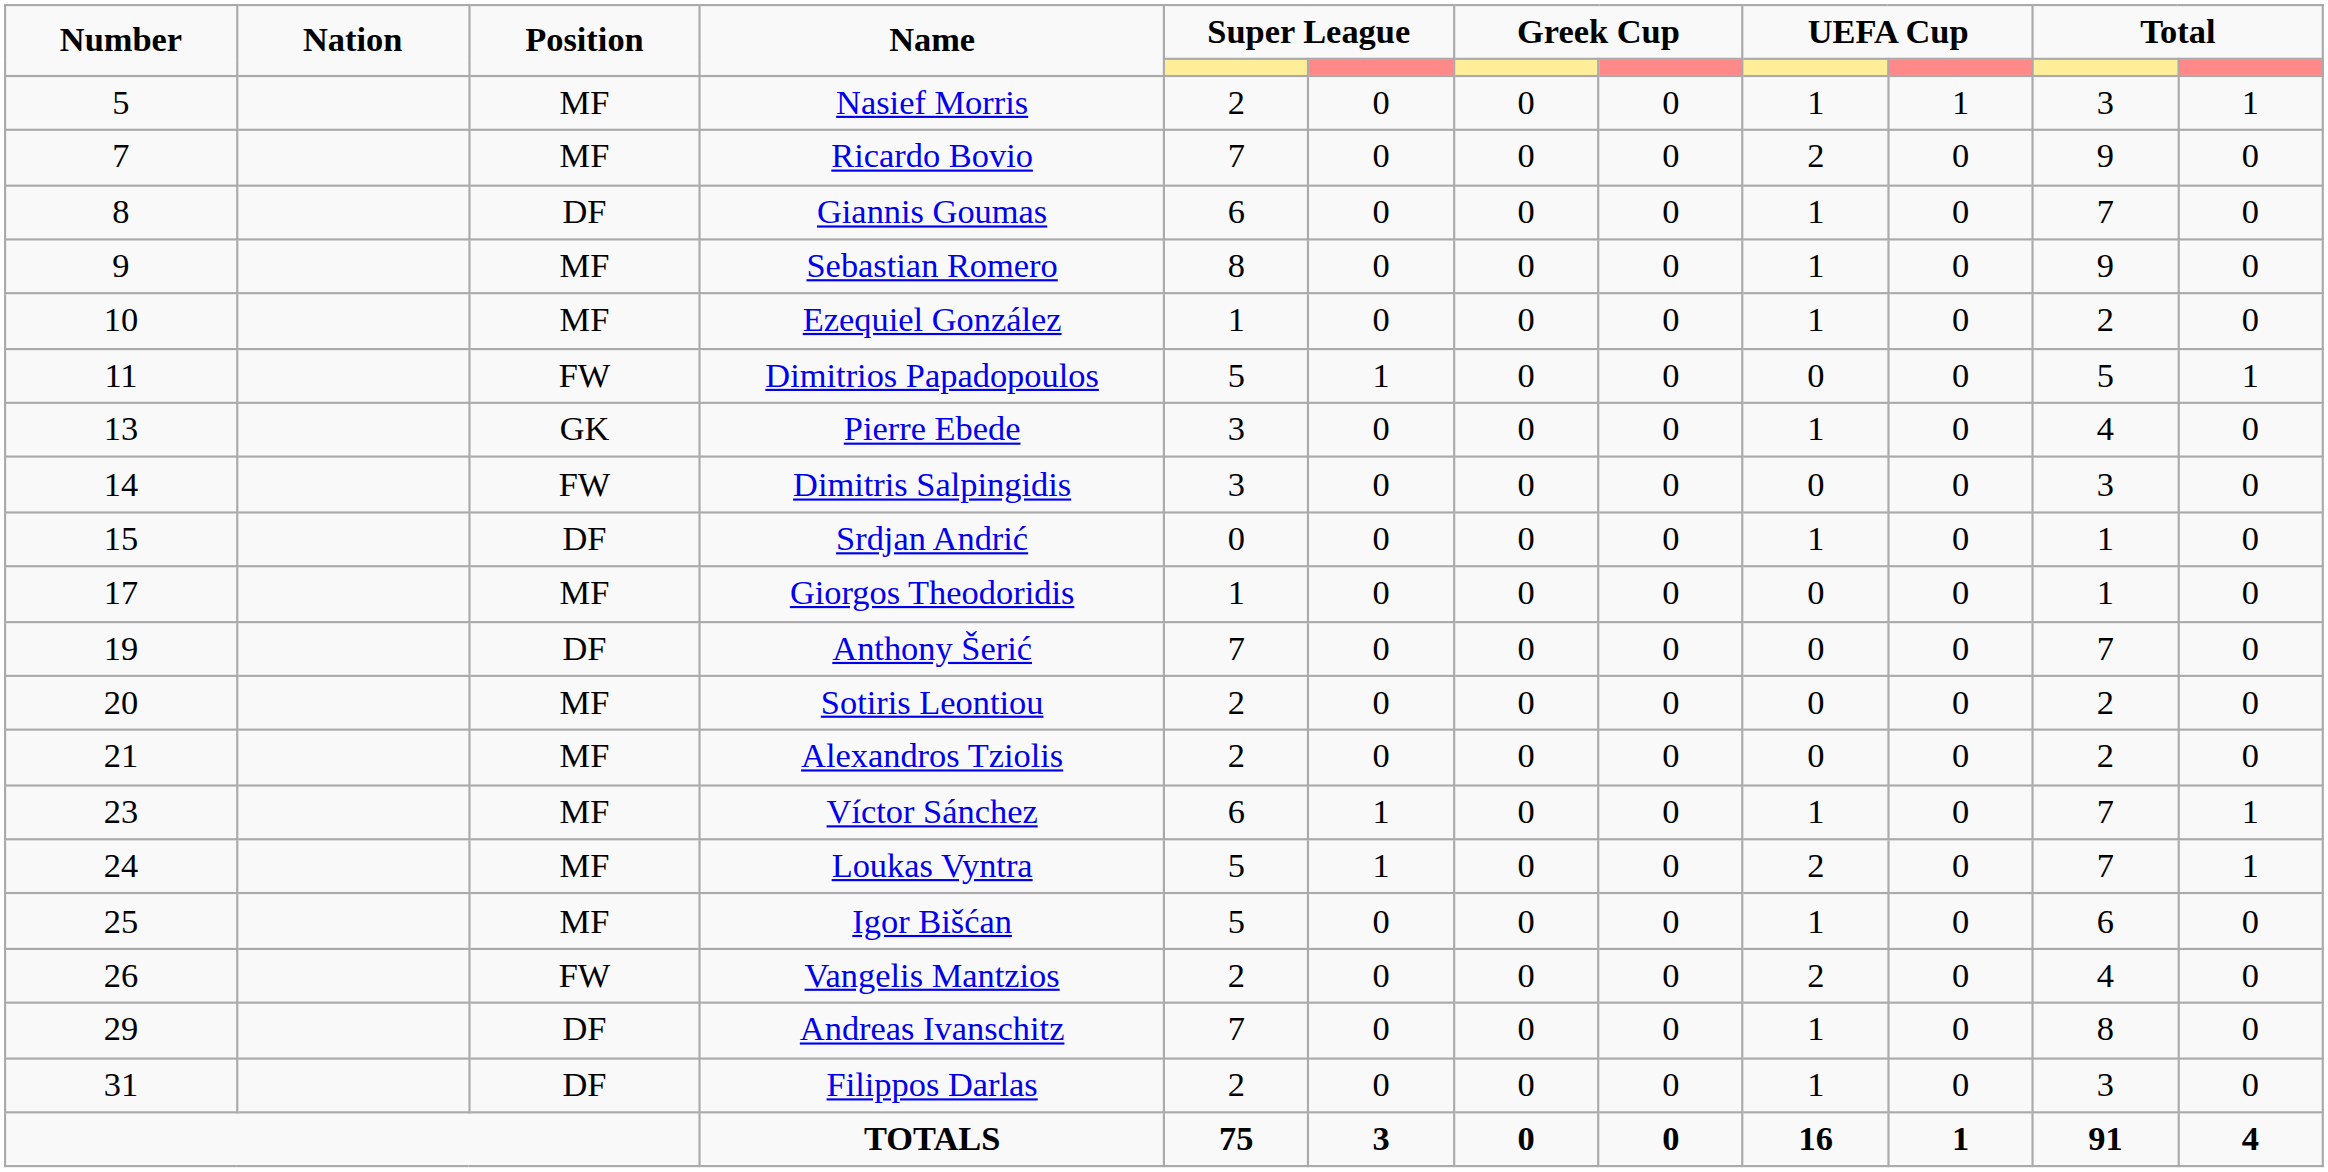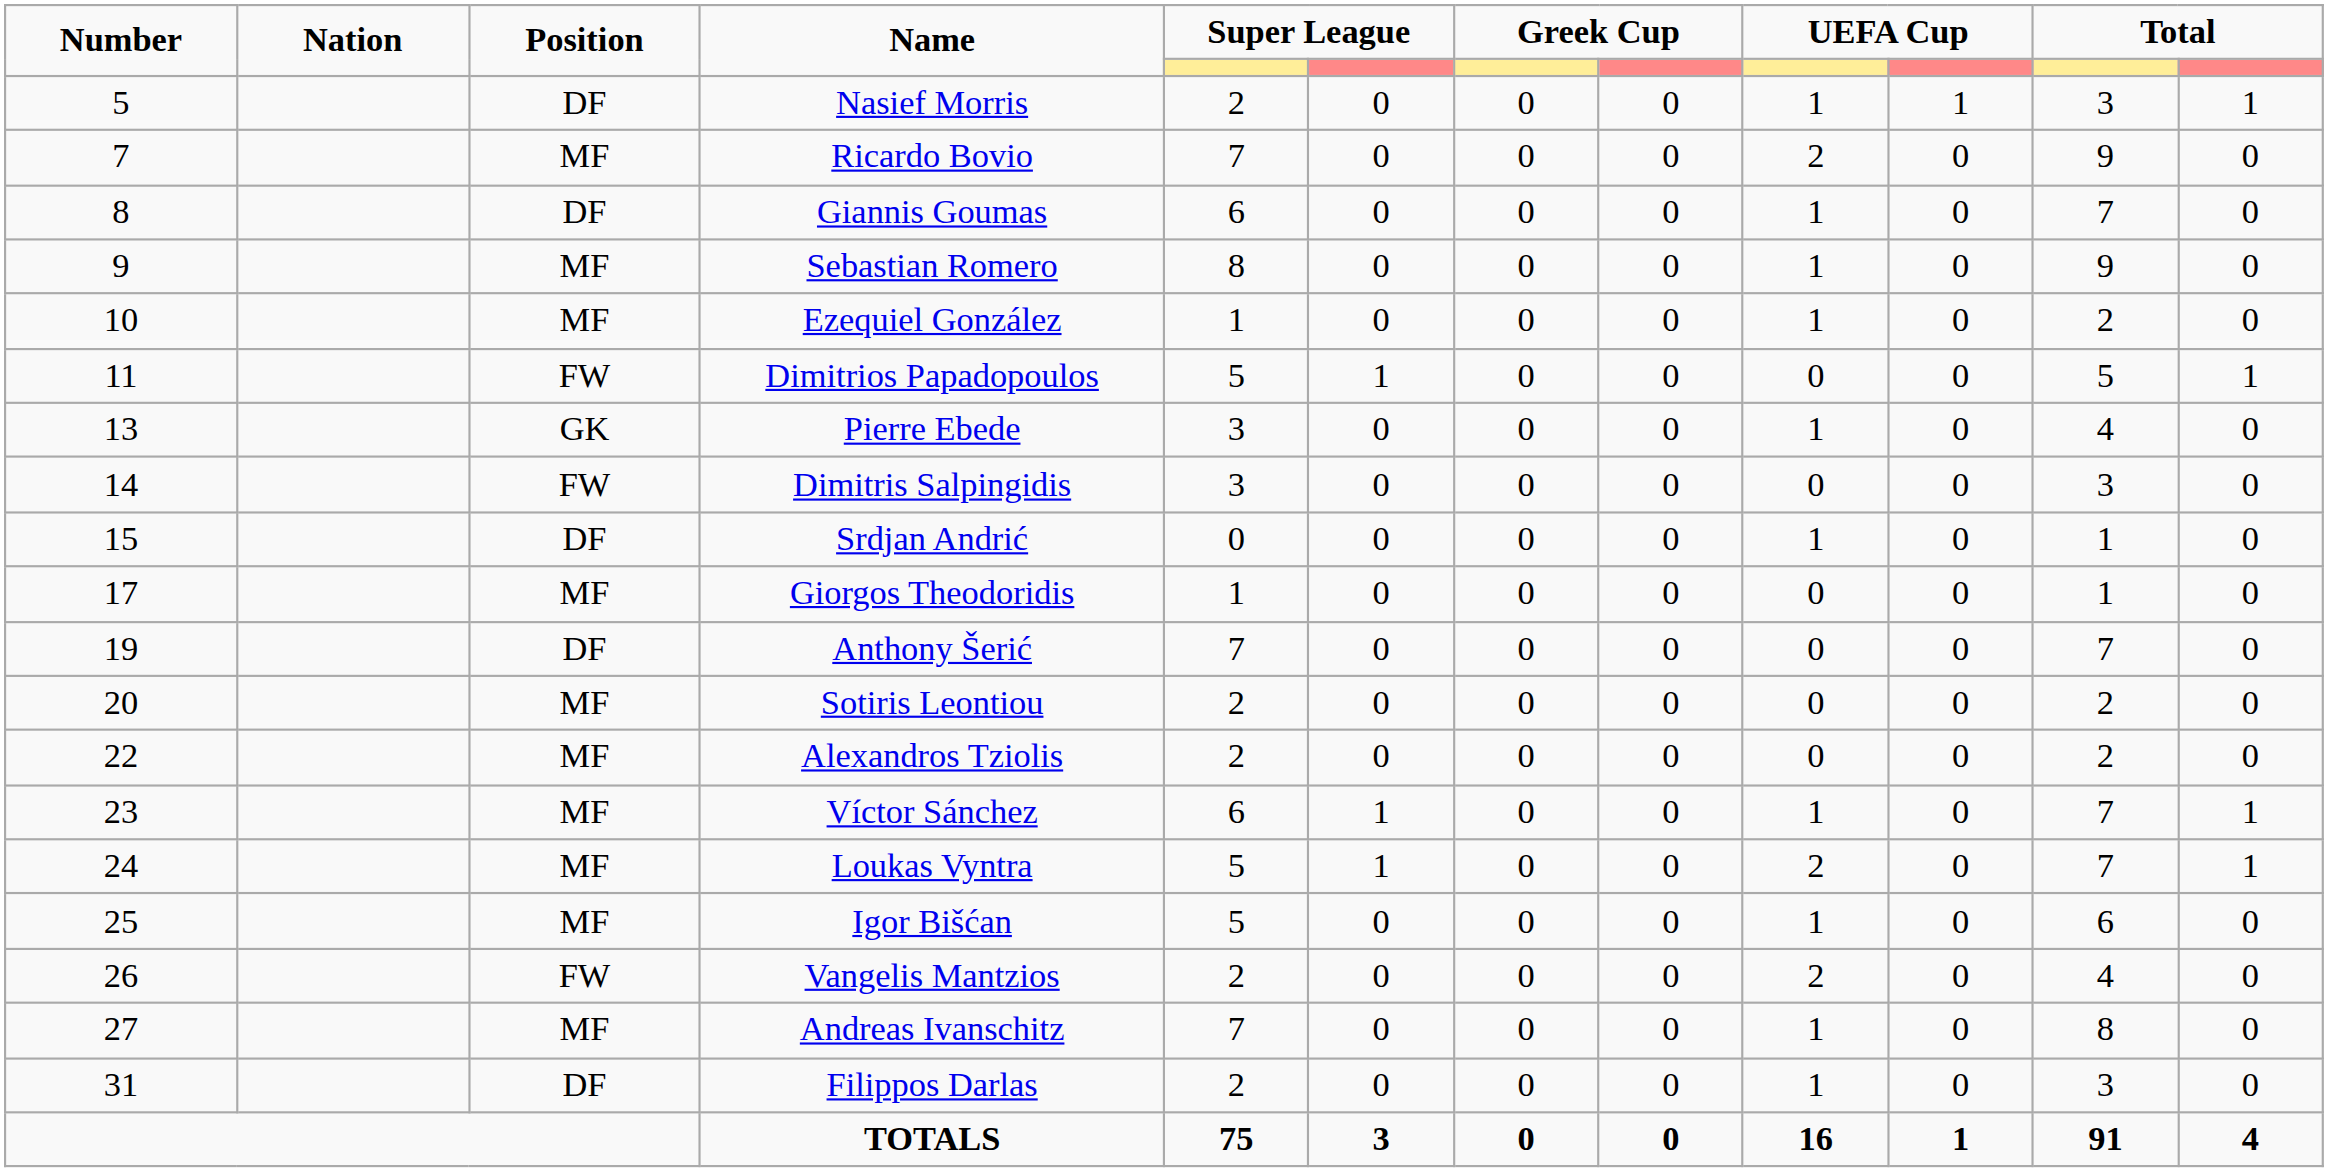(584, 102) MF -> (584, 102) DF
(121, 756) 21 -> (121, 756) 22
(121, 1029) 29 -> (121, 1029) 27
(584, 1029) DF -> (584, 1029) MF
